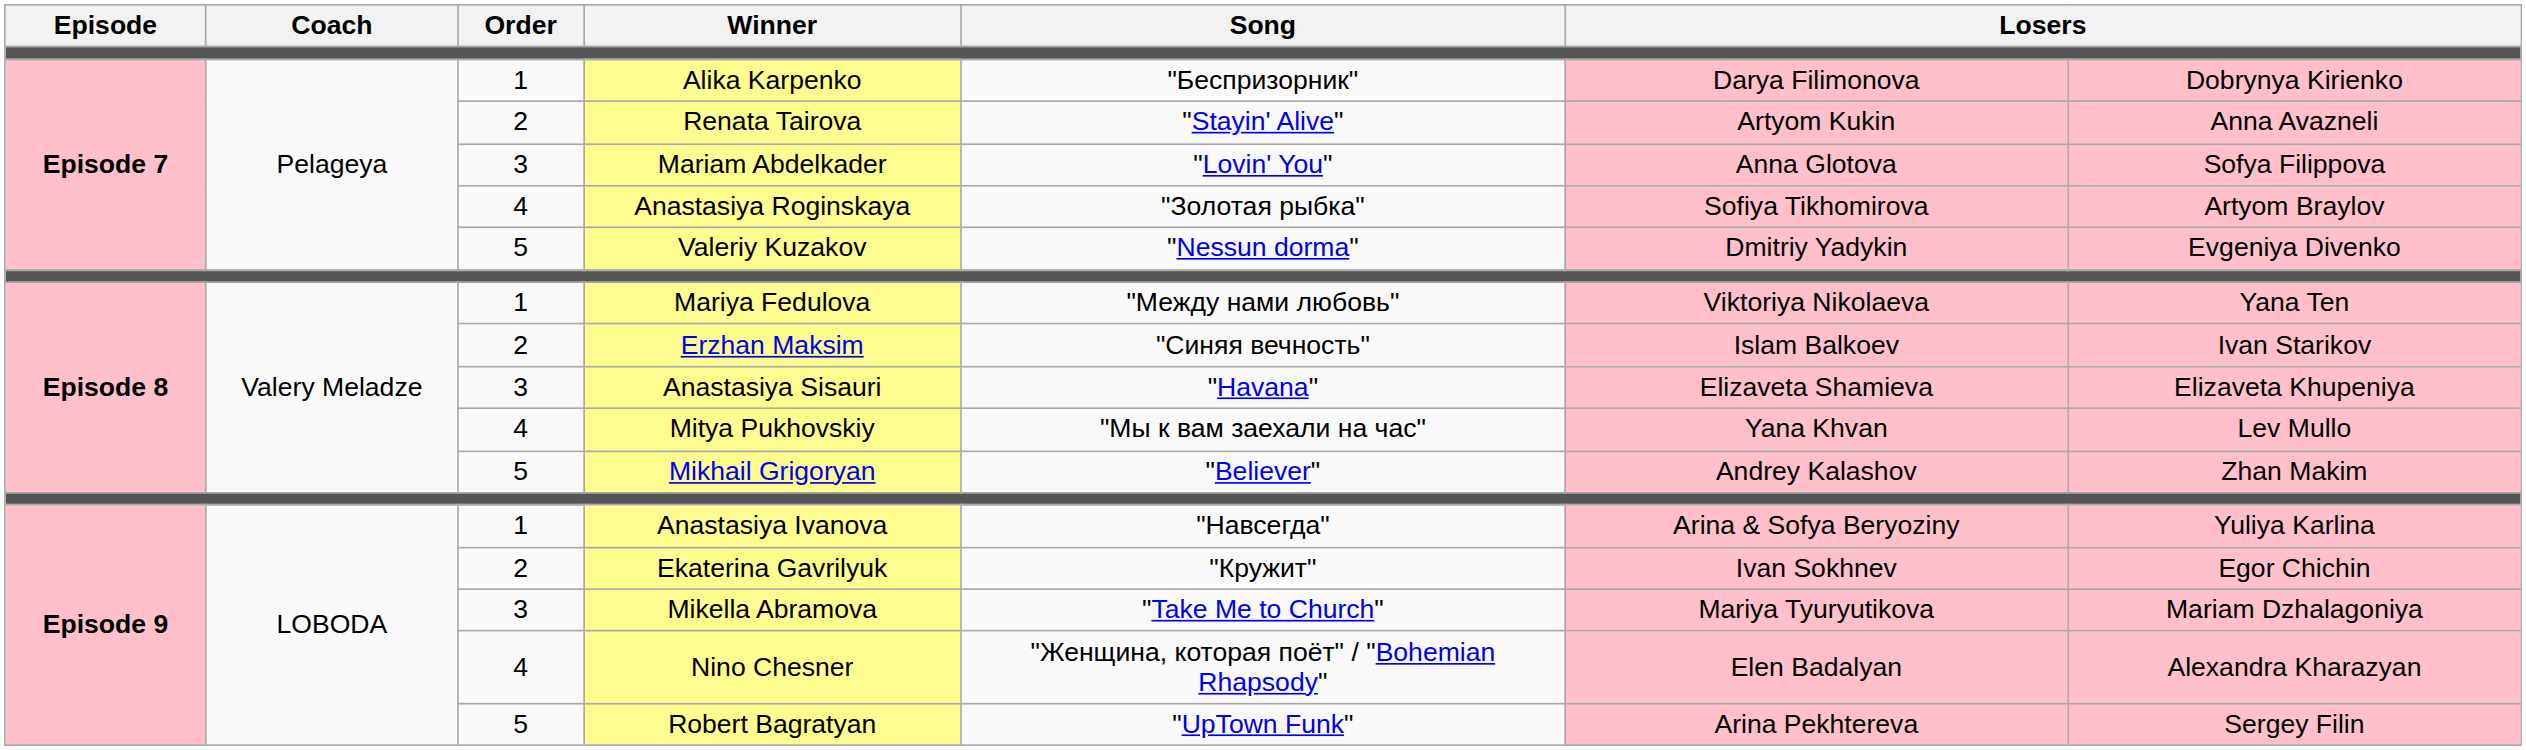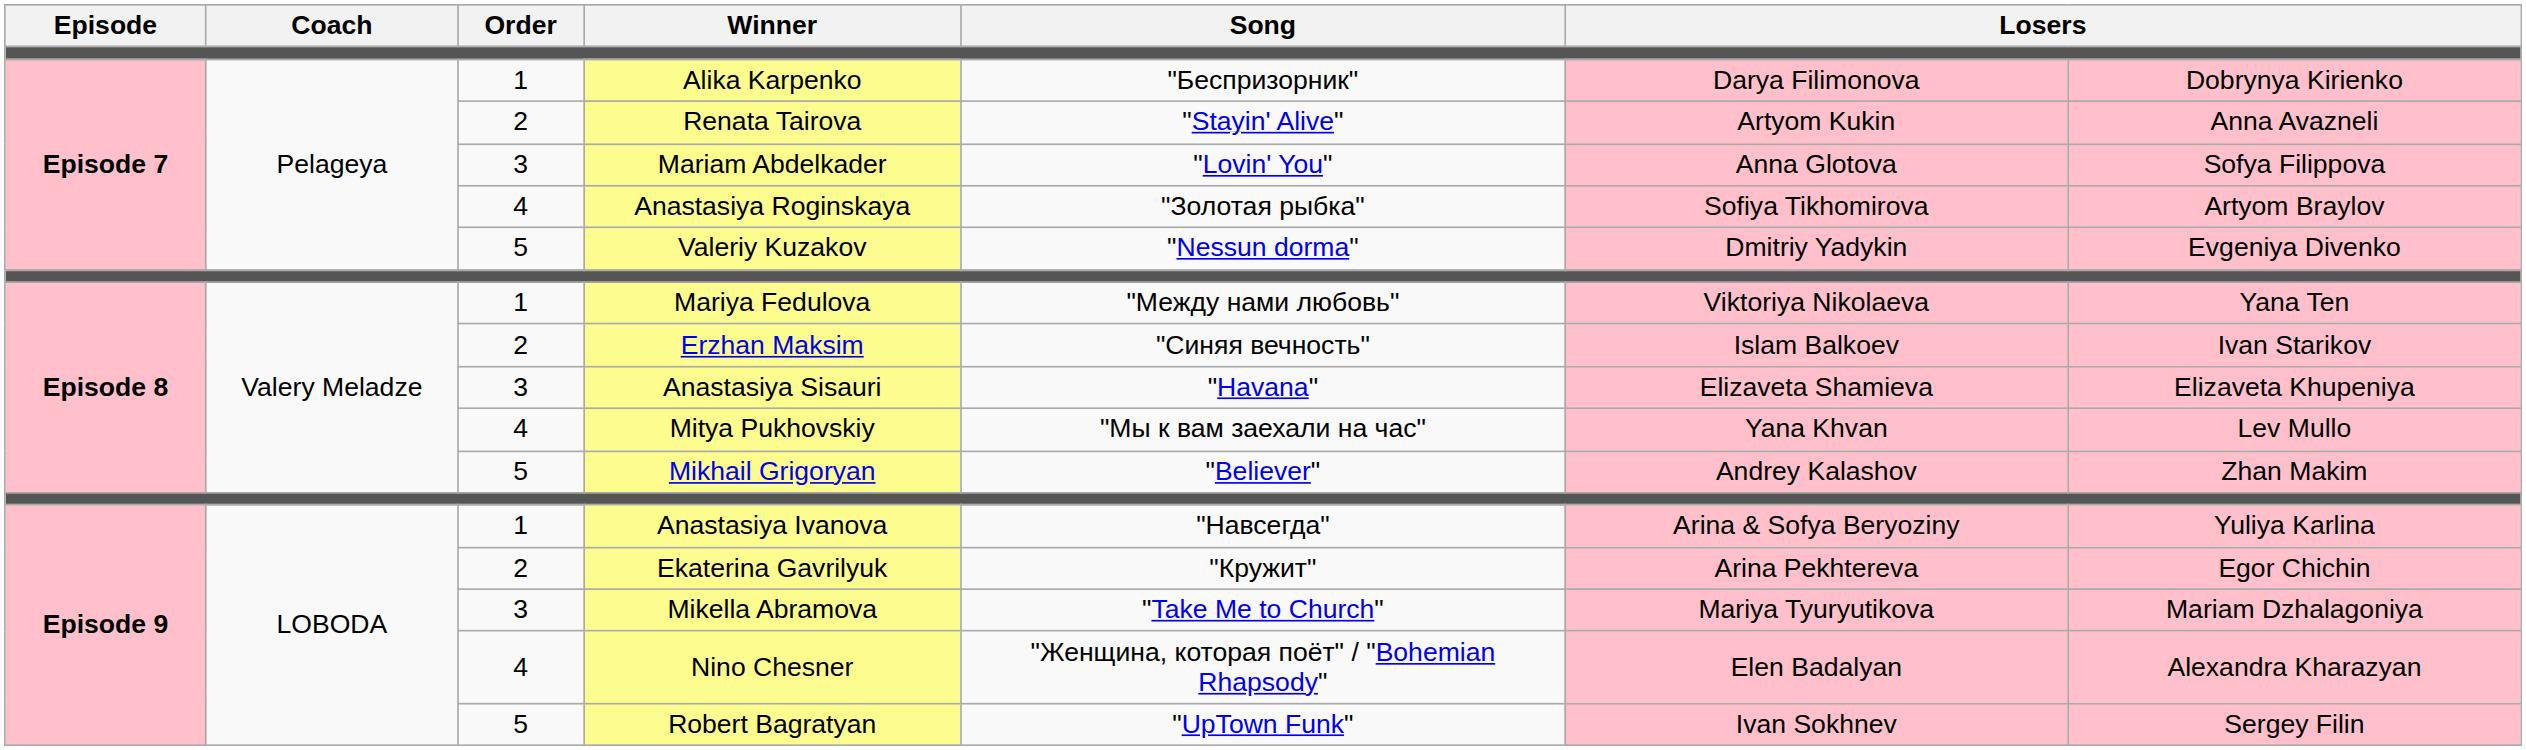(1816, 567) Ivan Sokhnev -> (1816, 567) Arina Pekhtereva
(1816, 724) Arina Pekhtereva -> (1816, 724) Ivan Sokhnev
